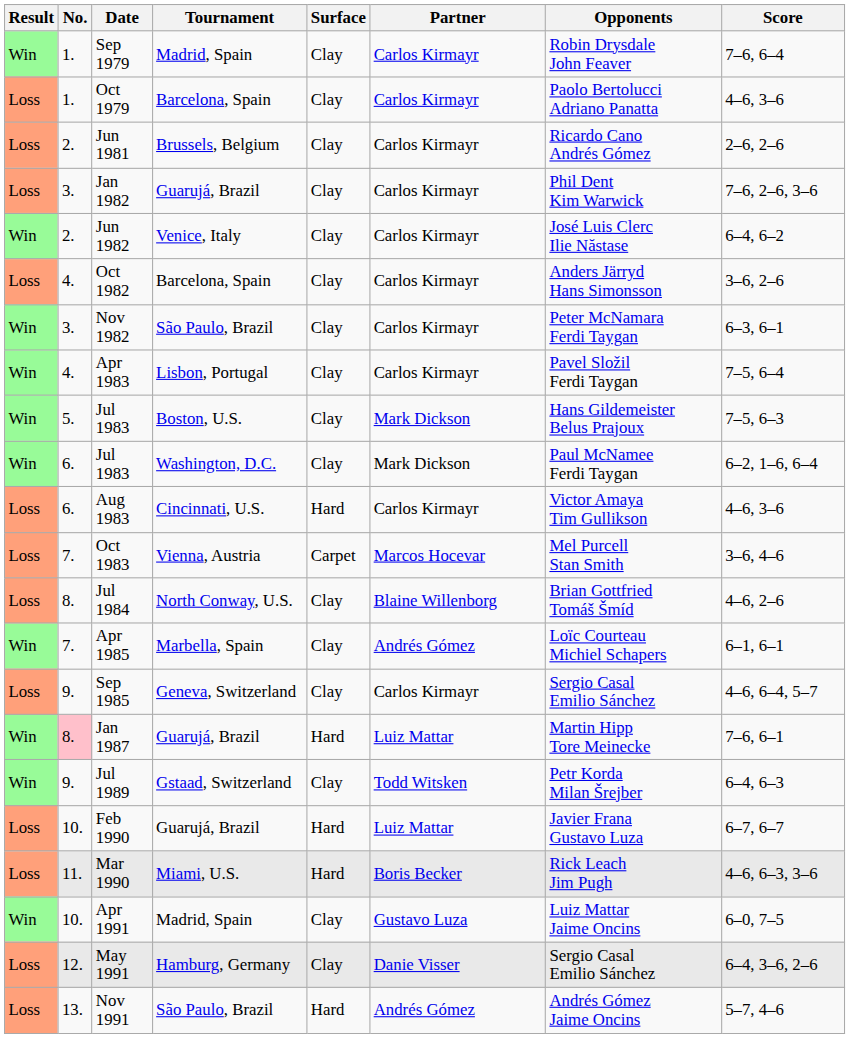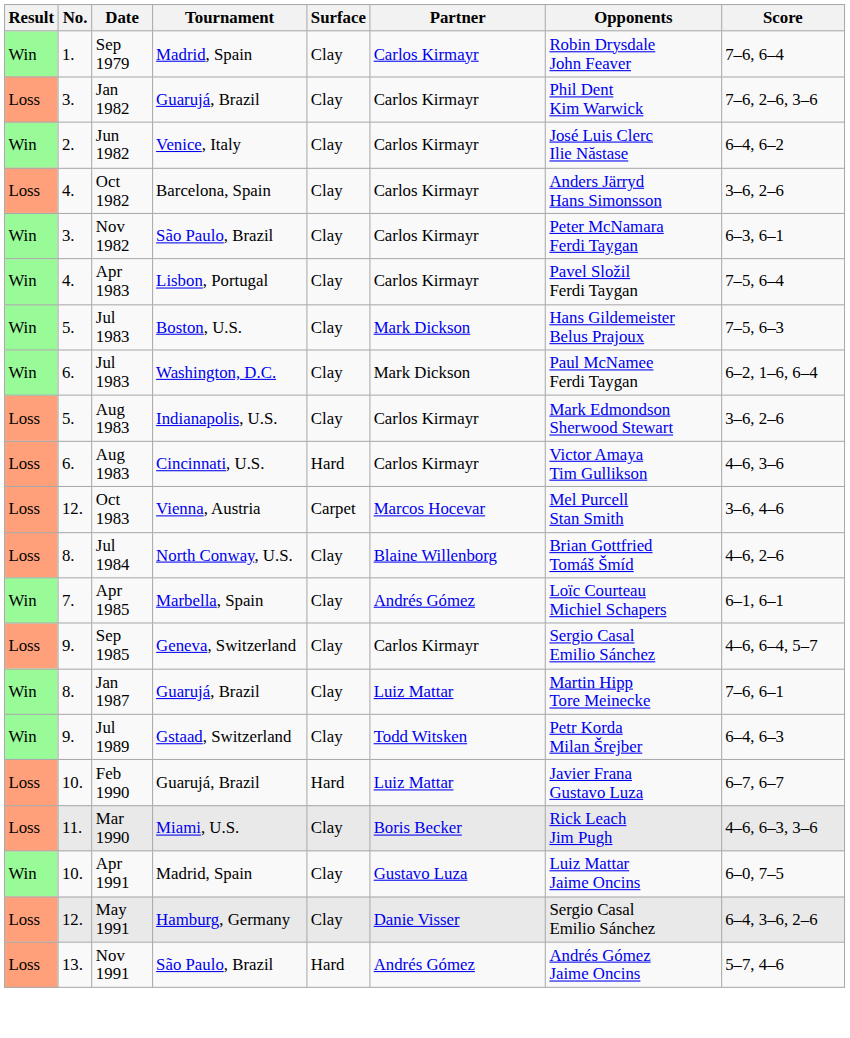- row: (113, 99)
- row: (113, 145)
+ row: (113, 418)
(68, 554) 7. -> (72, 509) 12.
(68, 737) pink background -> (68, 691) no background
(328, 737) Hard -> (327, 691) Clay
(328, 873) Hard -> (327, 828) Clay
